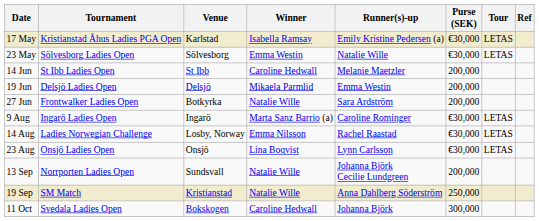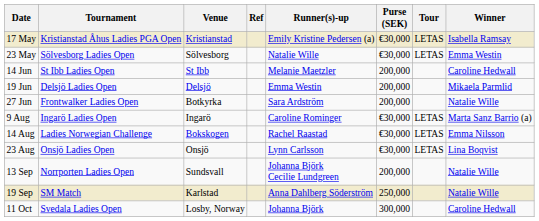columns swapped: (291, 18) <-> (524, 18)
(202, 39) Karlstad -> (209, 39) Kristianstad
(215, 134) Losby, Norway -> (207, 134) Bokskogen
(209, 193) Kristianstad -> (202, 193) Karlstad
(207, 208) Bokskogen -> (215, 208) Losby, Norway
